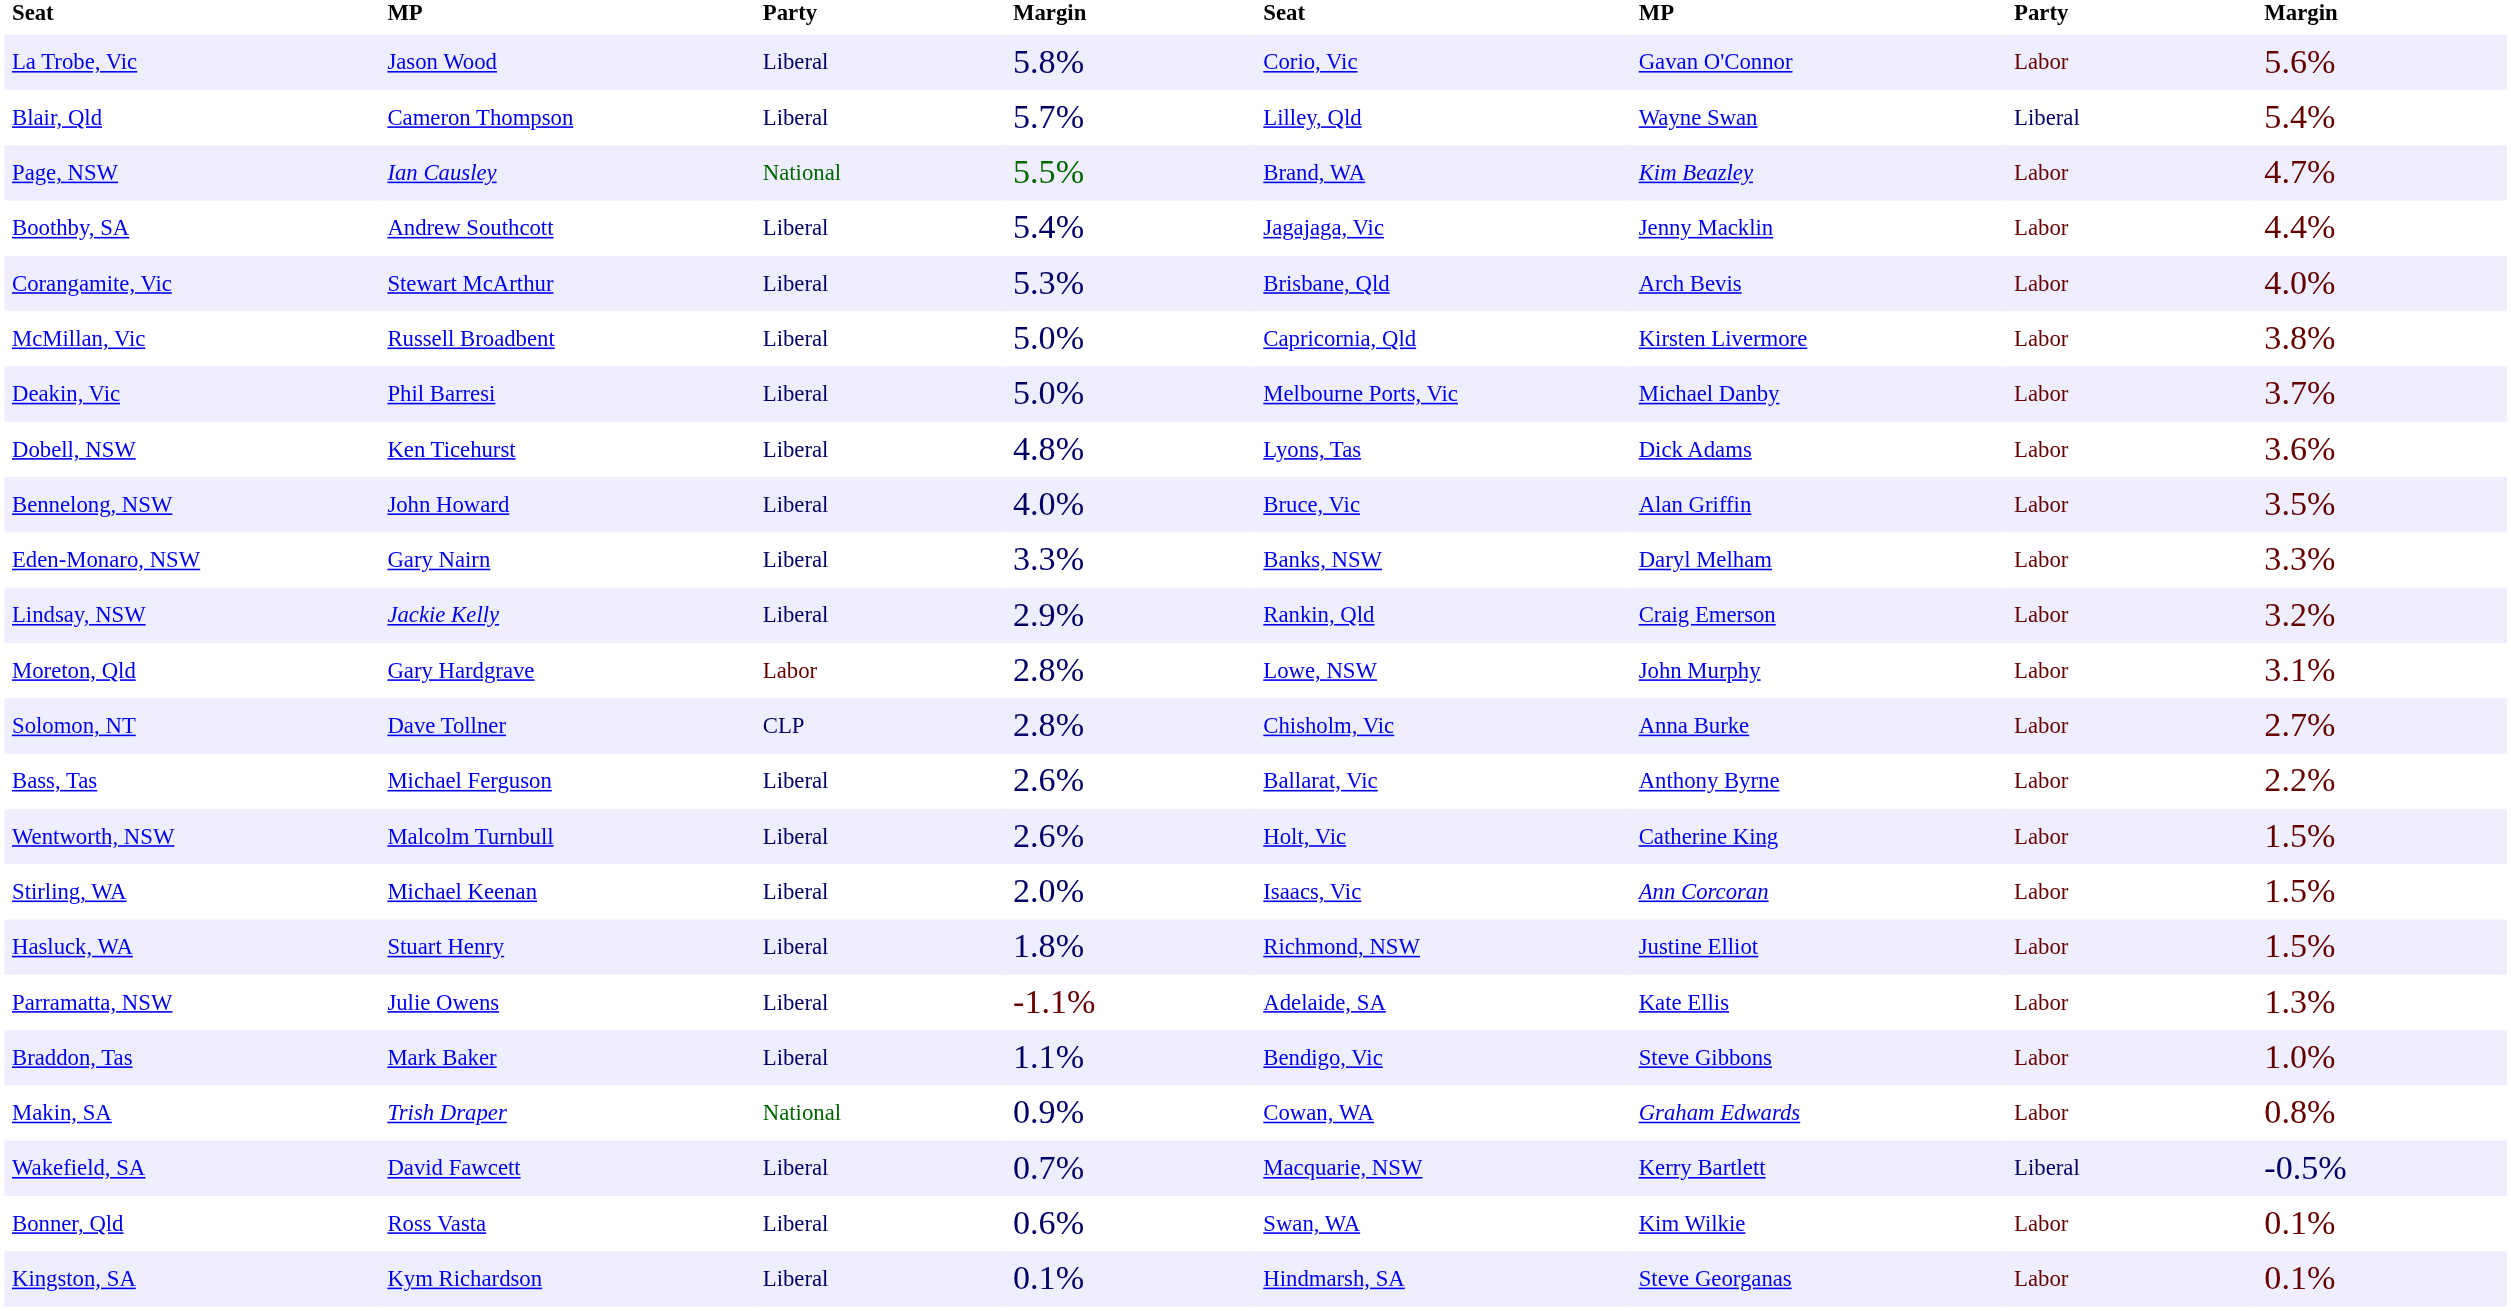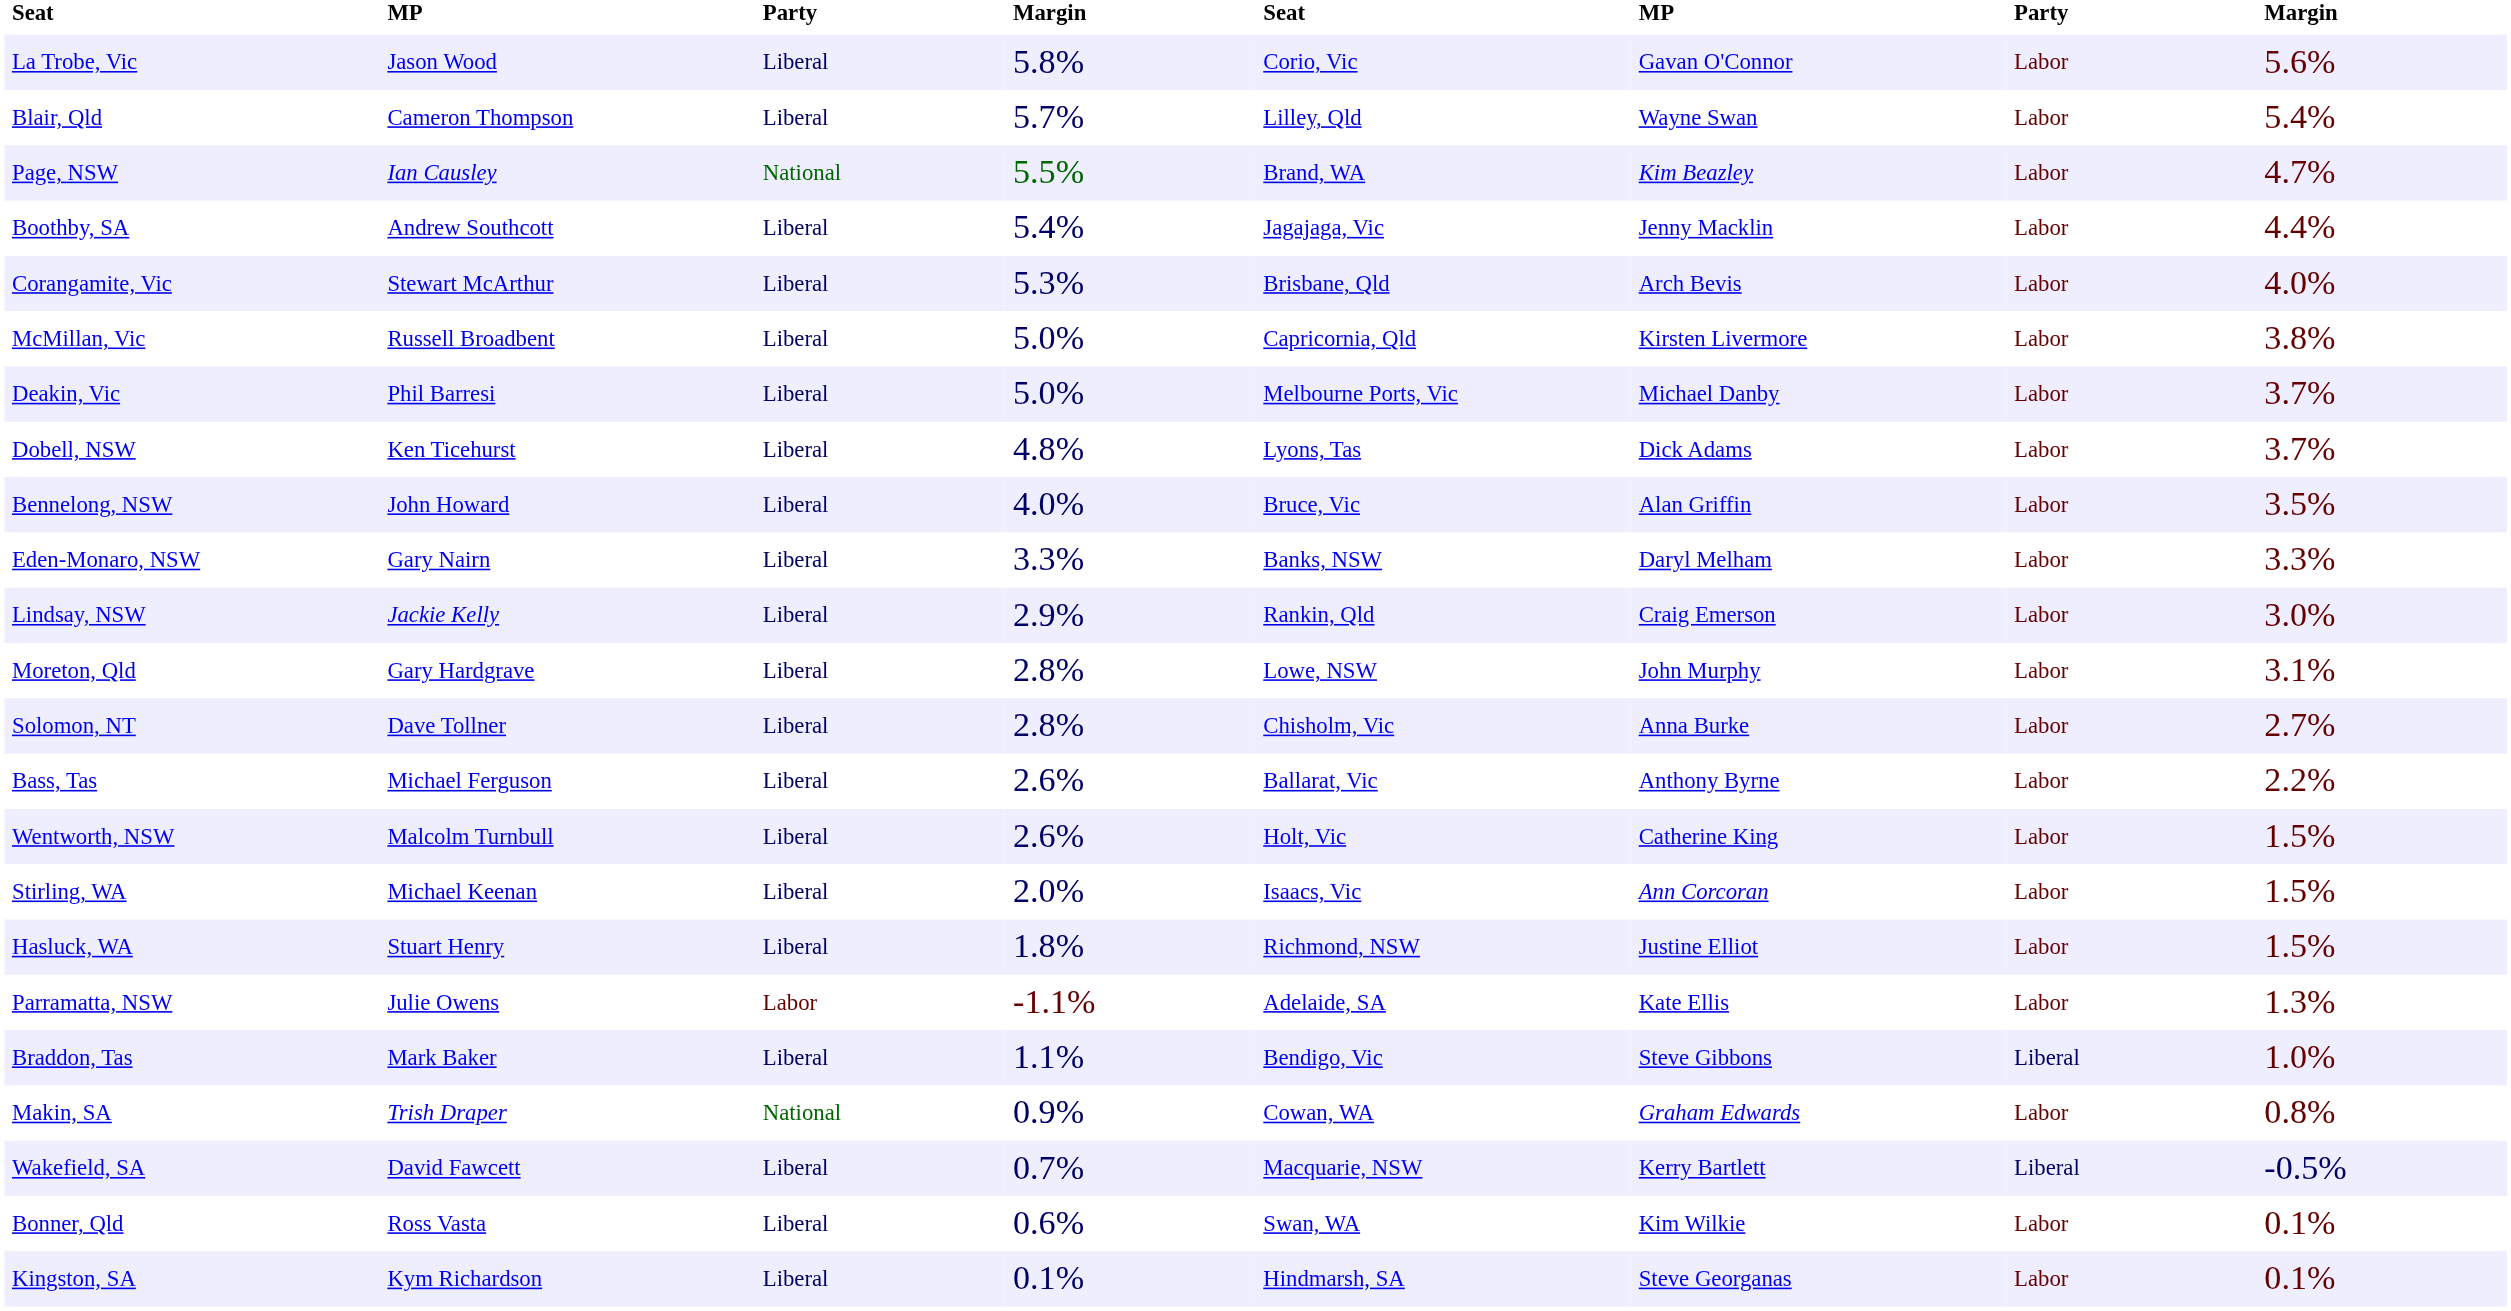(2047, 117) Liberal -> (2041, 117) Labor
(2300, 449) 3.6% -> (2300, 449) 3.7%
(2300, 615) 3.2% -> (2300, 615) 3.0%
(790, 670) Labor -> (796, 670) Liberal
(784, 725) CLP -> (796, 725) Liberal
(796, 1002) Liberal -> (790, 1002) Labor
(2041, 1057) Labor -> (2047, 1057) Liberal
